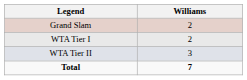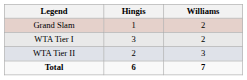+ column: (134, 11)
